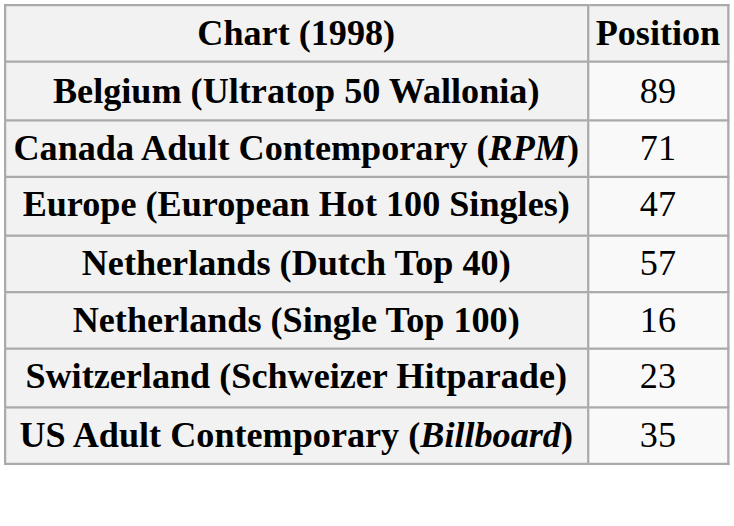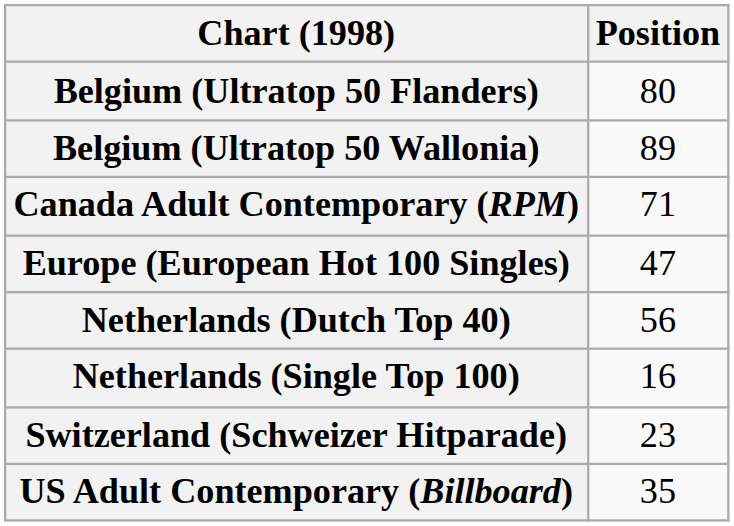+ row: (296, 90)
(658, 262) 57 -> (658, 319) 56
